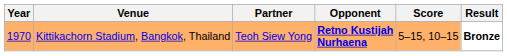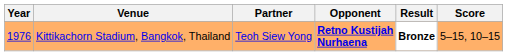columns swapped: (428, 13) <-> (482, 13)
(19, 36) 1970 -> (19, 36) 1976
